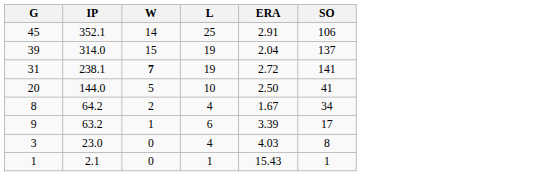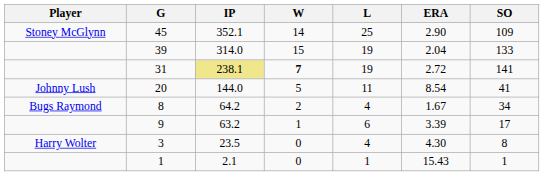+ column: (65, 13)
(268, 32) 2.91 -> (436, 32) 2.90
(327, 32) 106 -> (505, 32) 109
(327, 50) 137 -> (505, 50) 133
(92, 69) no background -> (230, 69) khaki background
(210, 87) 10 -> (367, 87) 11
(268, 87) 2.50 -> (436, 87) 8.54
(92, 143) 23.0 -> (230, 143) 23.5
(268, 143) 4.03 -> (436, 143) 4.30
